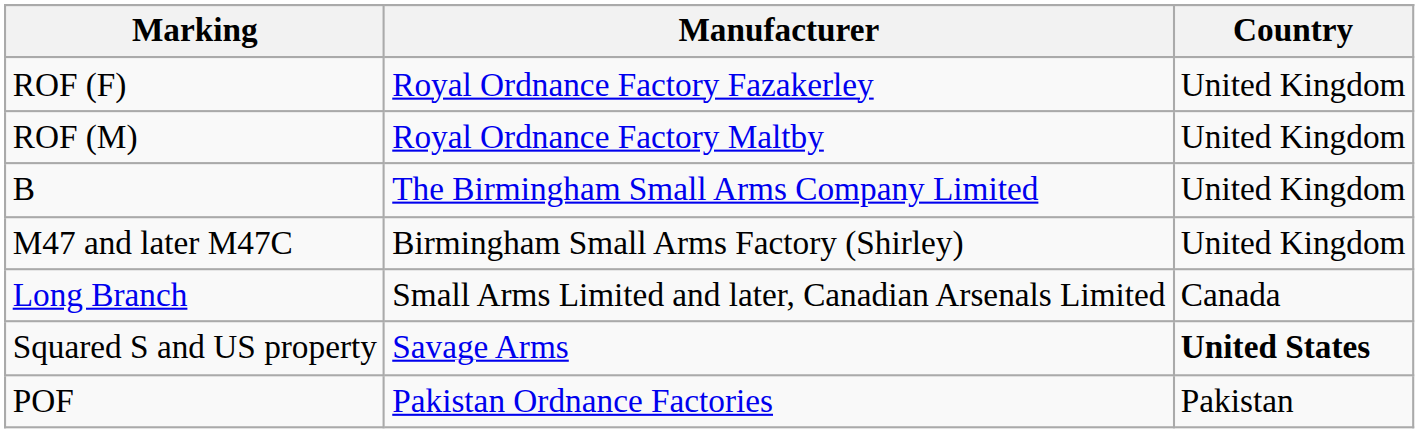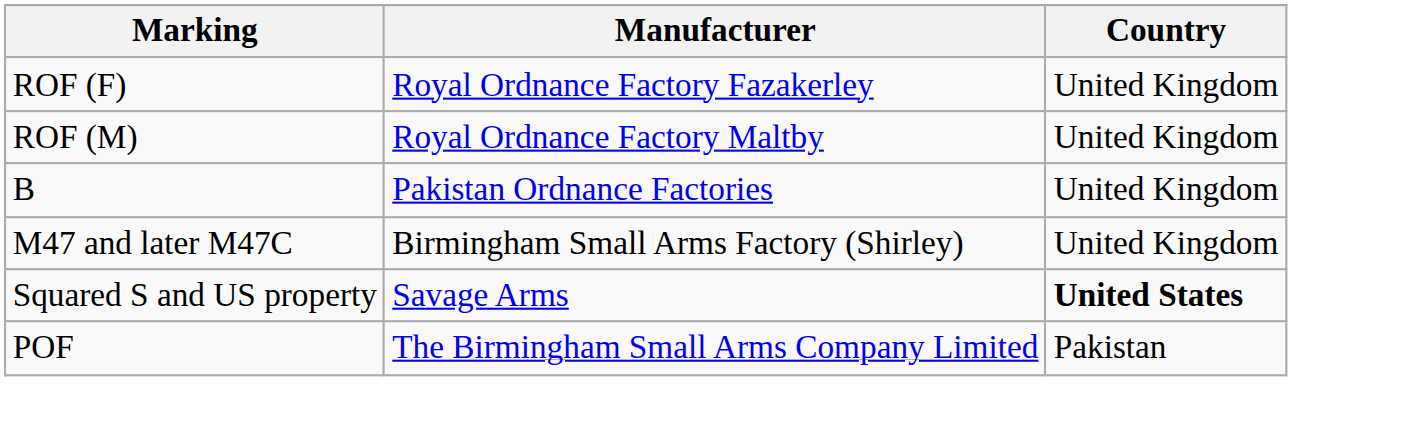(715, 189) The Birmingham Small Arms Company Limited -> (583, 189) Pakistan Ordnance Factories
- row: (100, 294)
(583, 400) Pakistan Ordnance Factories -> (715, 347) The Birmingham Small Arms Company Limited
